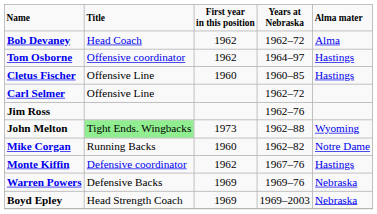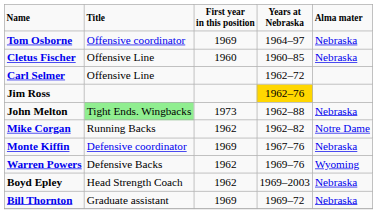- row: (39, 40)
(225, 57) 1962 -> (225, 40) 1969
(335, 57) Hastings -> (336, 40) Nebraska
(335, 75) Hastings -> (336, 57) Nebraska
(285, 111) no background -> (285, 93) gold background
(337, 129) Wyoming -> (336, 111) Nebraska
(225, 146) 1960 -> (225, 129) 1962
(225, 164) 1962 -> (225, 146) 1969
(335, 164) Hastings -> (336, 146) Nebraska
(225, 182) 1969 -> (225, 164) 1962
(336, 182) Nebraska -> (337, 164) Wyoming
(225, 200) 1969 -> (225, 182) 1962
+ row: (40, 200)
